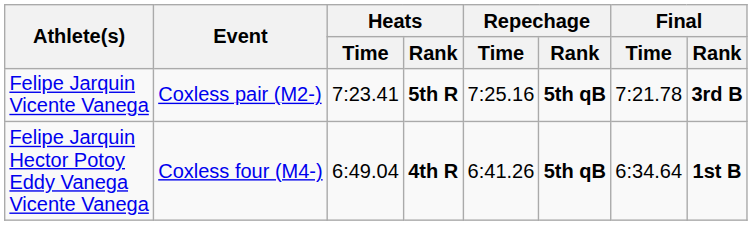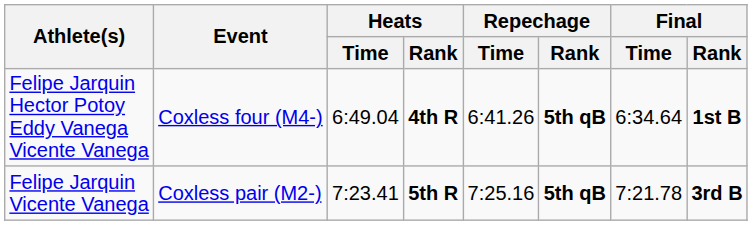rows swapped: (79, 95) <-> (79, 171)
